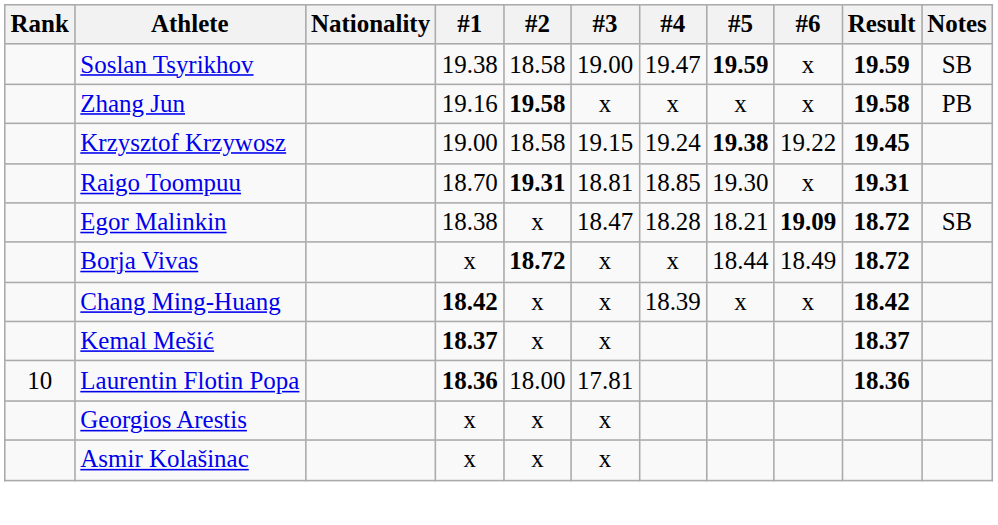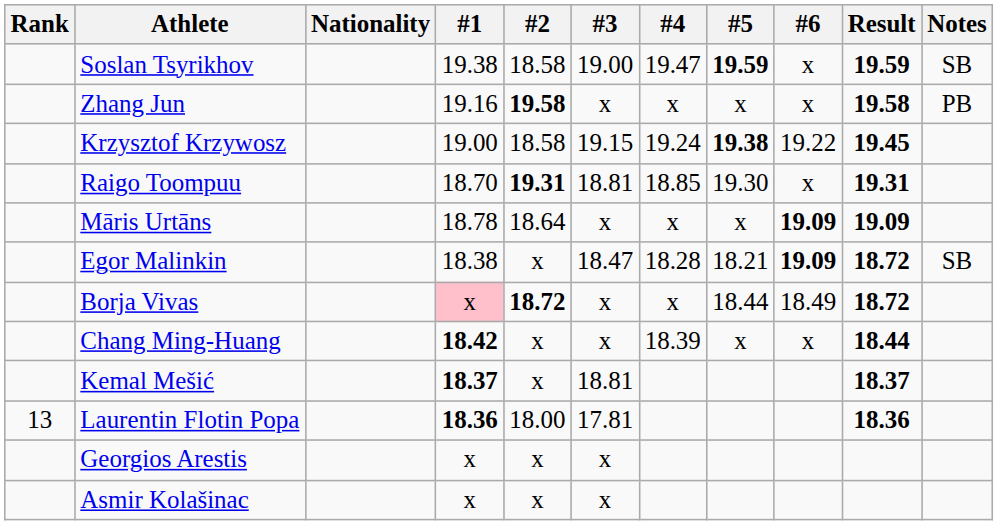+ row: (146, 222)
(470, 261) no background -> (470, 301) pink background
(882, 301) 18.42 -> (882, 340) 18.44
(605, 340) x -> (605, 380) 18.81
(40, 380) 10 -> (40, 420) 13
